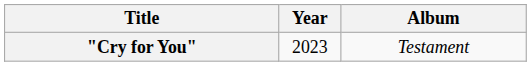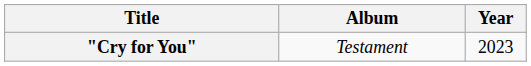columns swapped: (310, 18) <-> (434, 18)
